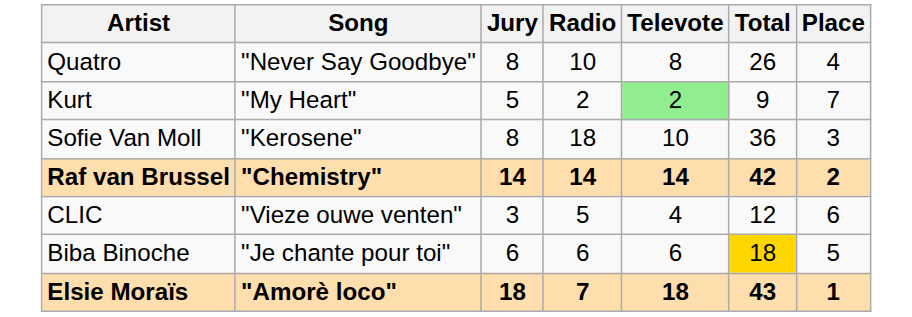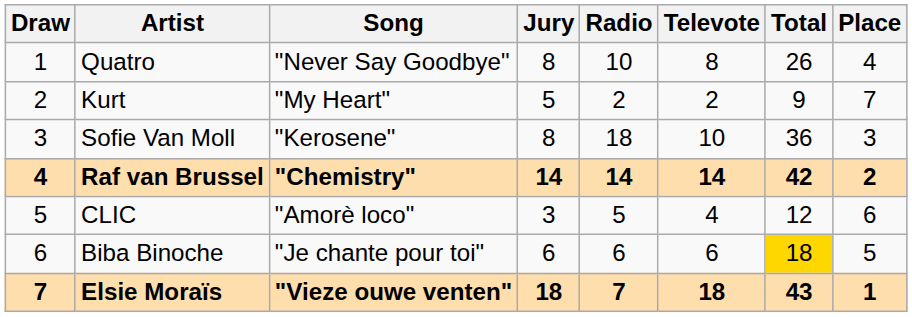+ column: (40, 23)
(675, 100) lightgreen background -> (712, 100) no background
(352, 215) "Vieze ouwe venten" -> (345, 215) "Amorè loco"
(319, 291) "Amorè loco" -> (394, 291) "Vieze ouwe venten"
